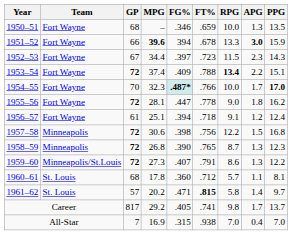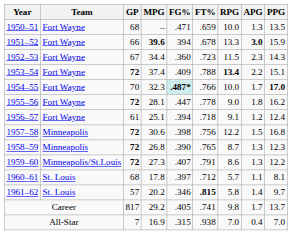(183, 27) .346 -> (183, 27) .471
(183, 57) .397 -> (183, 57) .360
(183, 177) .360 -> (183, 177) .397
(183, 192) .471 -> (183, 192) .346
